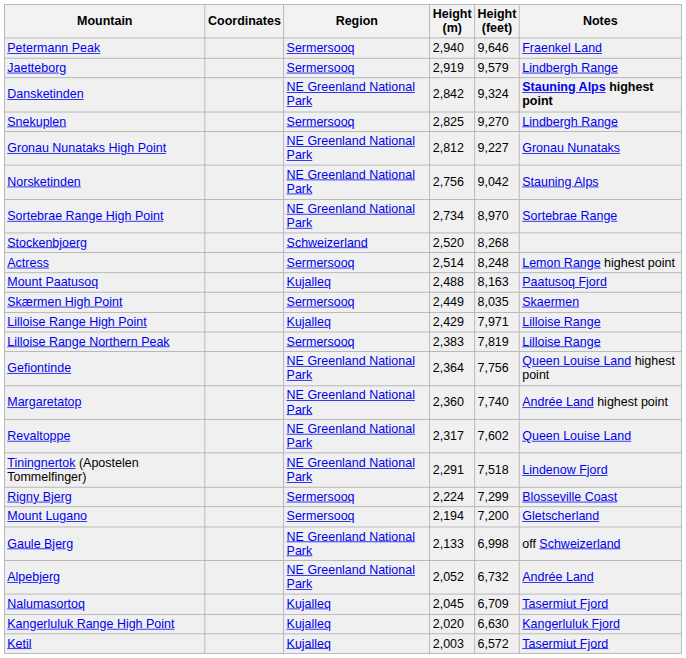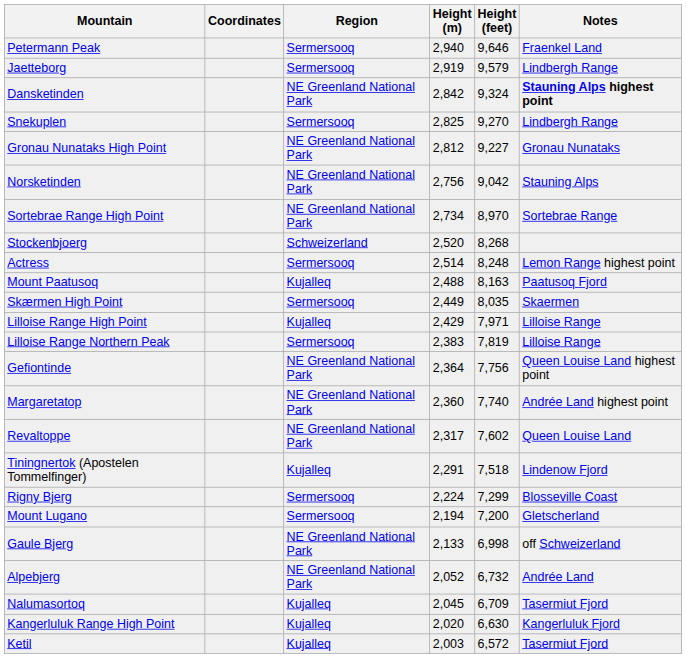(351, 470) NE Greenland National Park -> (309, 470) Kujalleq
